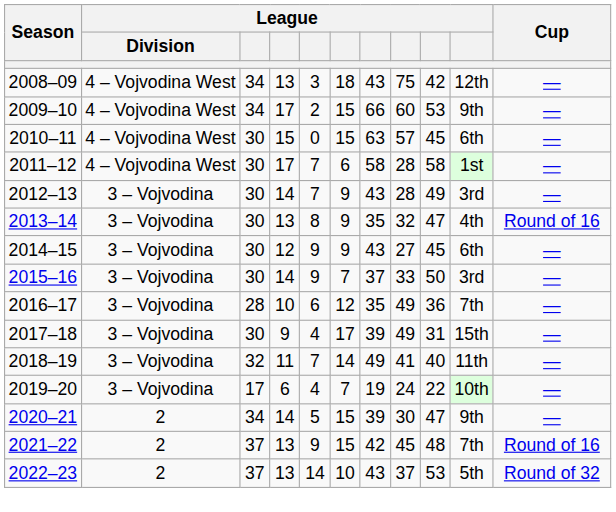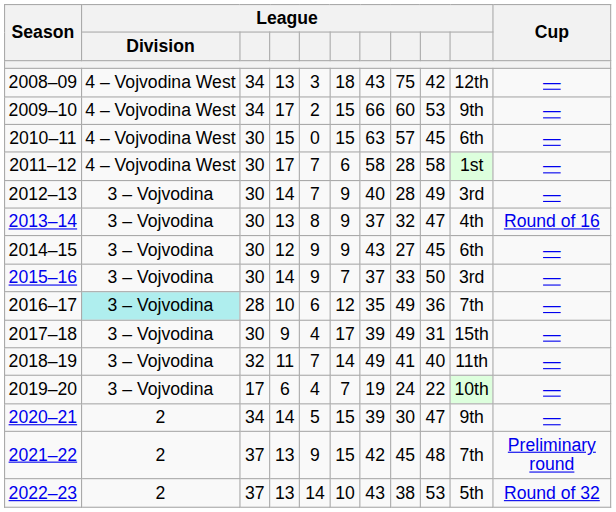(375, 194) 43 -> (375, 194) 40
(375, 221) 35 -> (375, 221) 37
(160, 305) no background -> (160, 305) paleturquoise background
(552, 445) Round of 16 -> (552, 455) Preliminary round
(405, 473) 37 -> (405, 492) 38
